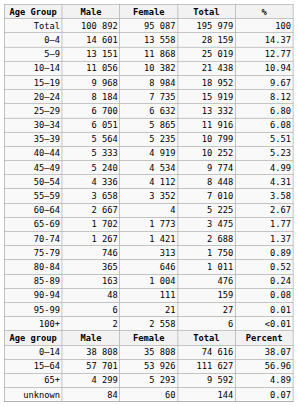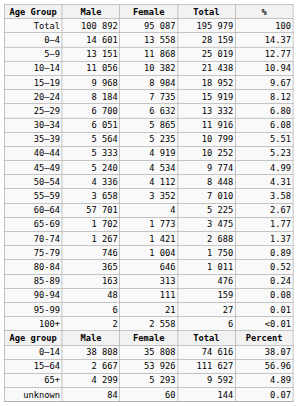(105, 210) 2 667 -> (102, 210) 57 701
(168, 253) 313 -> (162, 253) 1 004
(162, 281) 1 004 -> (168, 281) 313
(102, 366) 57 701 -> (105, 366) 2 667
